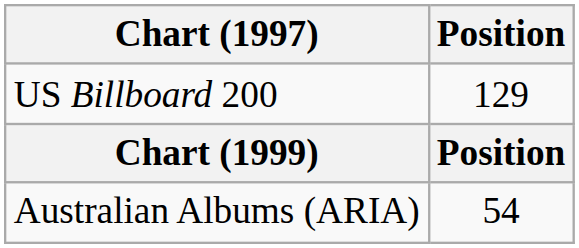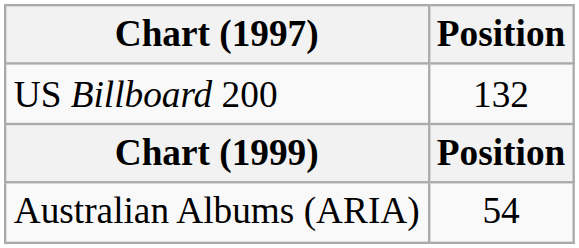(501, 93) 129 -> (501, 93) 132
